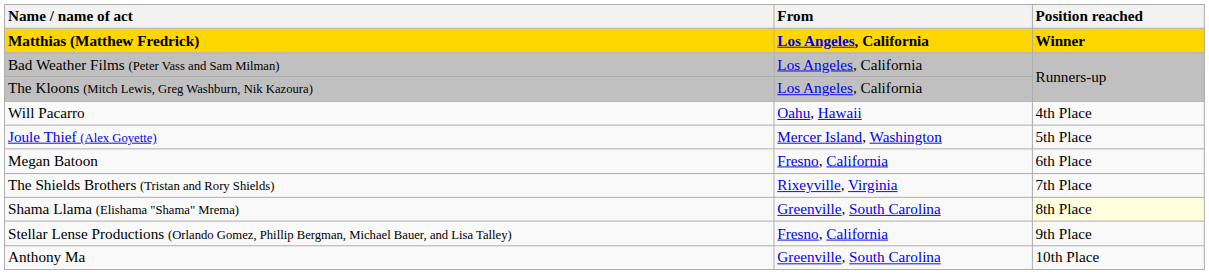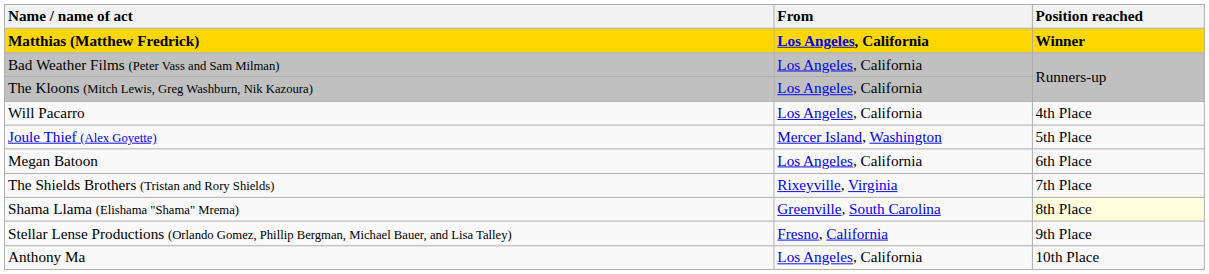(820, 112) Oahu, Hawaii -> (850, 112) Los Angeles, California
(833, 161) Fresno, California -> (850, 161) Los Angeles, California
(859, 257) Greenville, South Carolina -> (850, 257) Los Angeles, California
